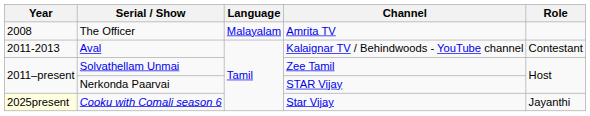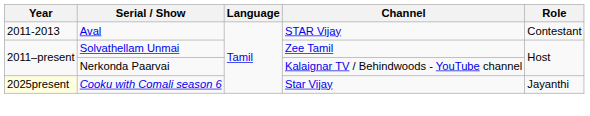- row: (107, 31)
(405, 48) Kalaignar TV / Behindwoods - YouTube channel -> (313, 31) STAR Vijay
(314, 84) STAR Vijay -> (404, 66) Kalaignar TV / Behindwoods - YouTube channel
